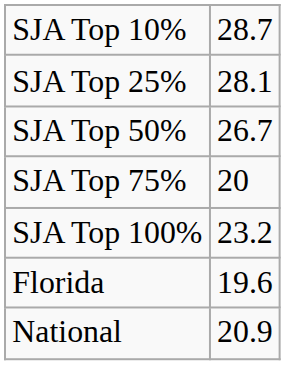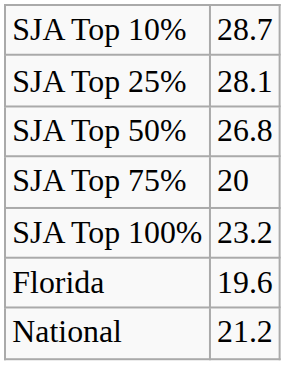(245, 130) 26.7 -> (245, 130) 26.8
(245, 332) 20.9 -> (245, 332) 21.2
